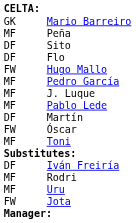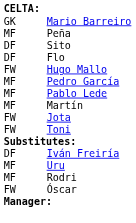- row: (71, 93)
(10, 117) DF -> (10, 105) MF
rows swapped: (59, 202) <-> (62, 129)
(10, 141) MF -> (10, 129) FW
rows swapped: (62, 178) <-> (56, 190)
